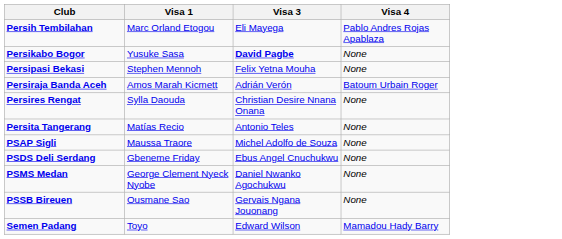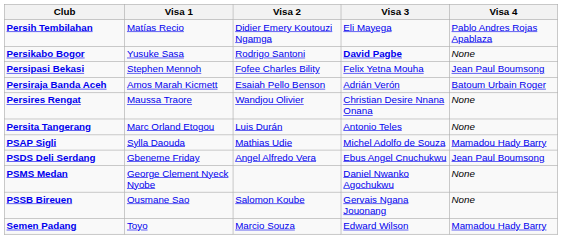+ column: (287, 12)
(171, 27) Marc Orland Etogou -> (155, 27) Matías Recio
(355, 69) None -> (498, 69) Jean Paul Boumsong
(156, 100) Sylla Daouda -> (160, 100) Maussa Traore
(155, 127) Matías Recio -> (171, 127) Marc Orland Etogou
(160, 142) Maussa Traore -> (156, 142) Sylla Daouda
(355, 142) None -> (499, 142) Mamadou Hady Barry
(355, 158) None -> (498, 158) Jean Paul Boumsong
